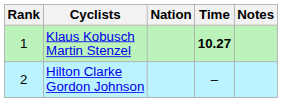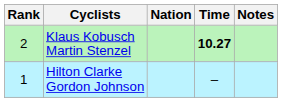(24, 43) 1 -> (24, 43) 2
(24, 79) 2 -> (24, 79) 1
